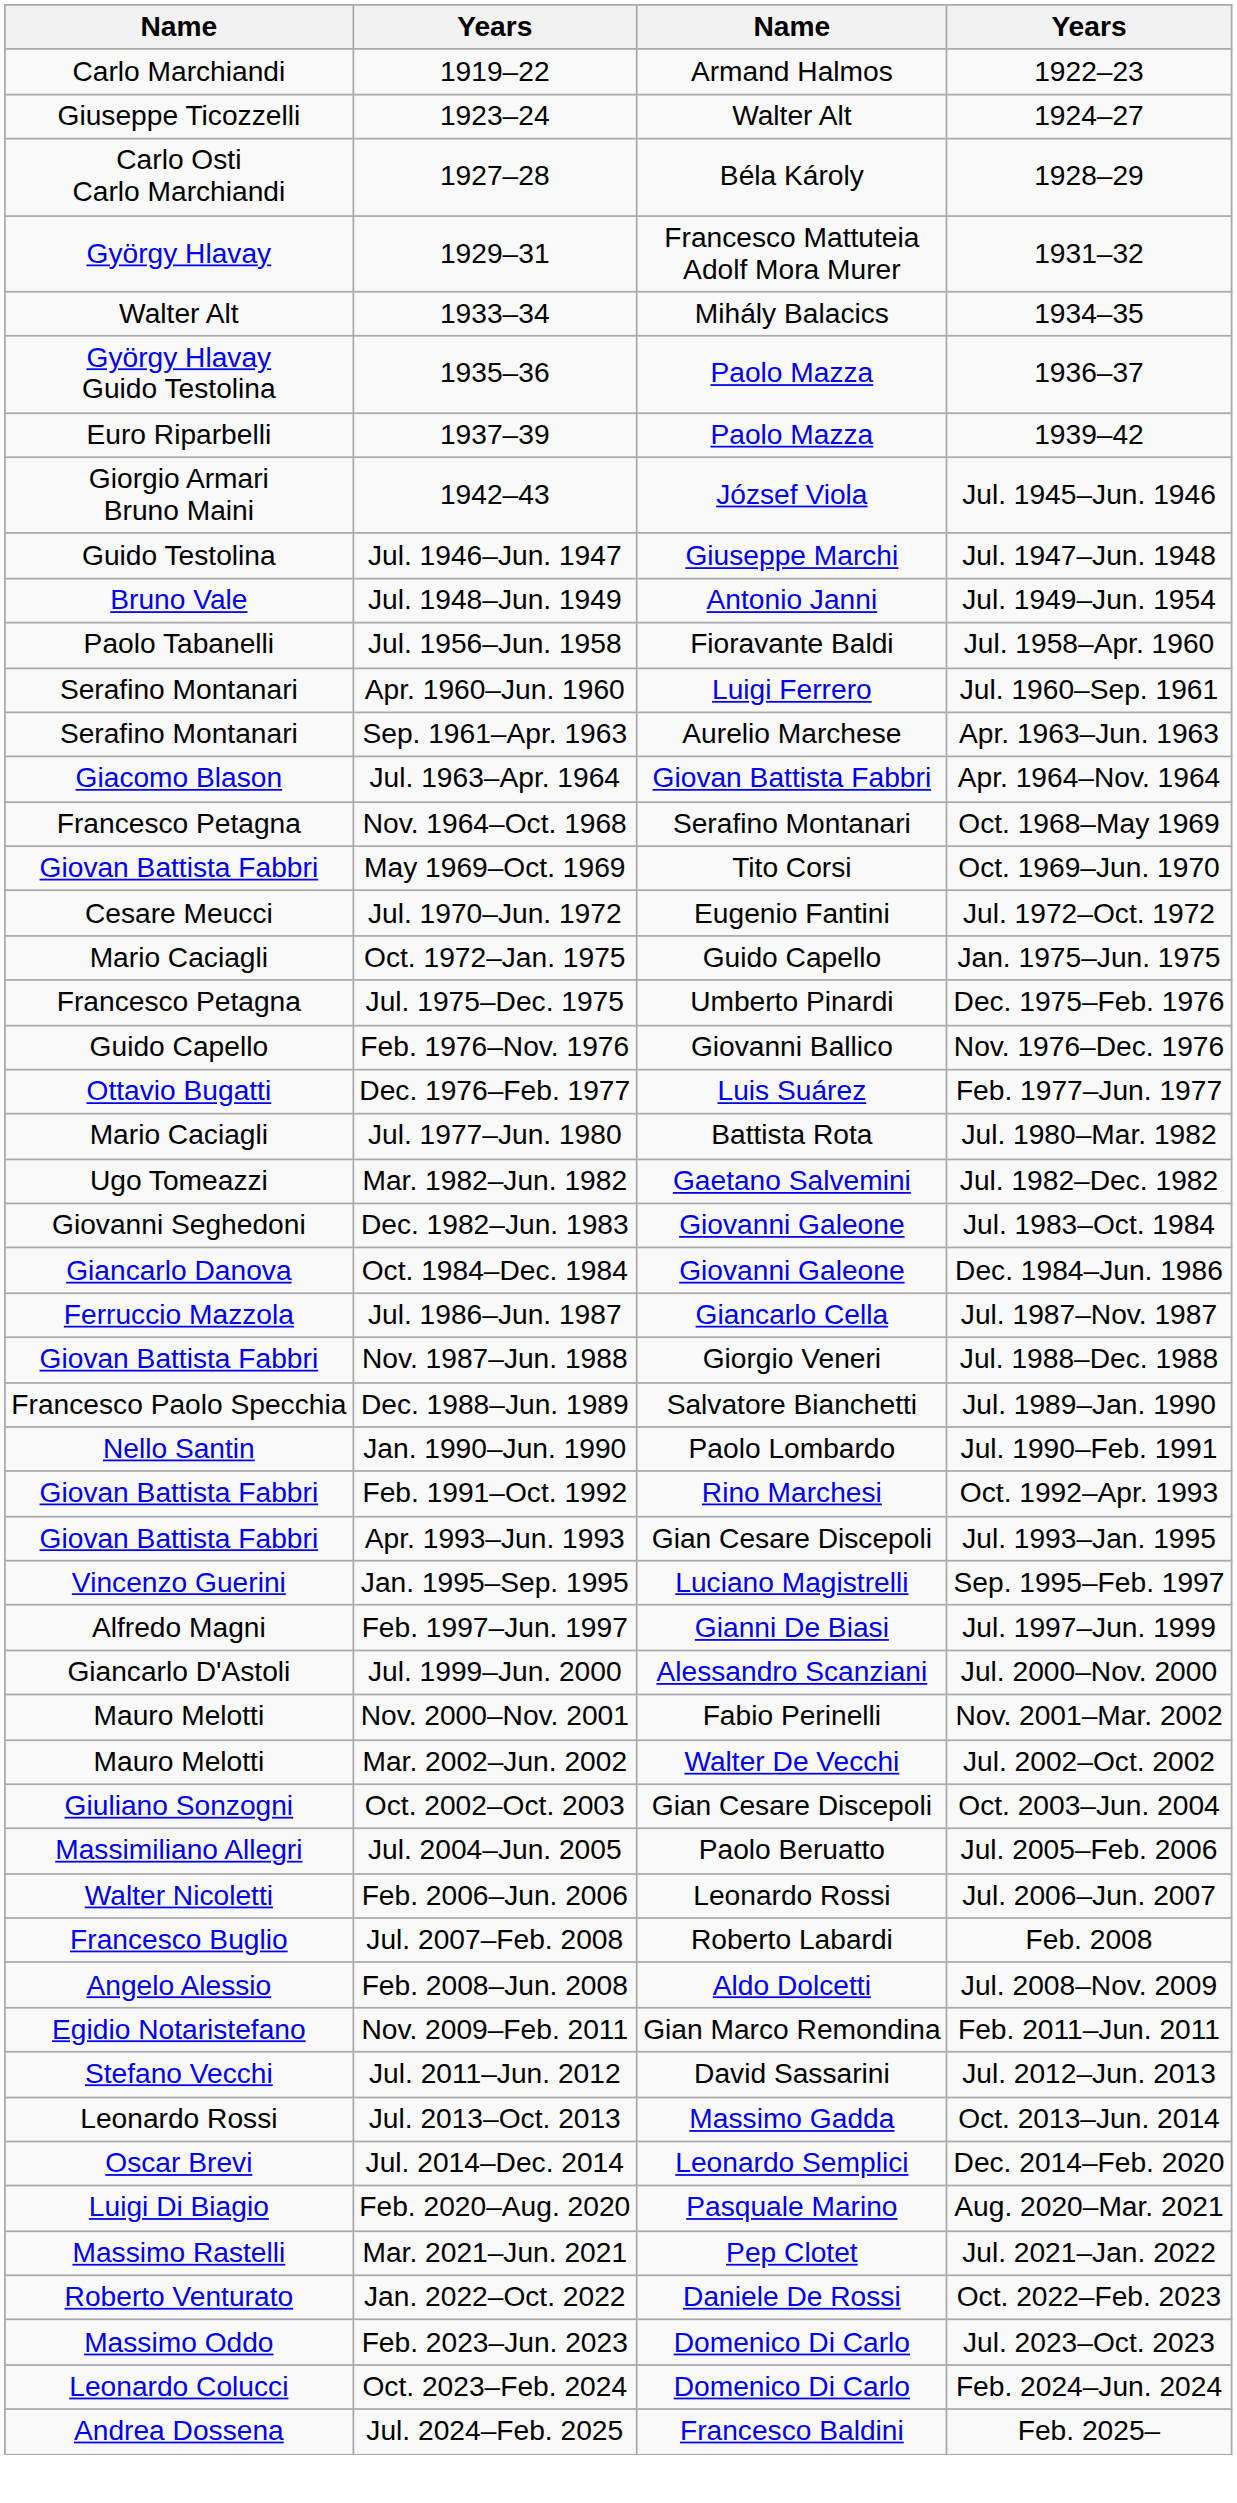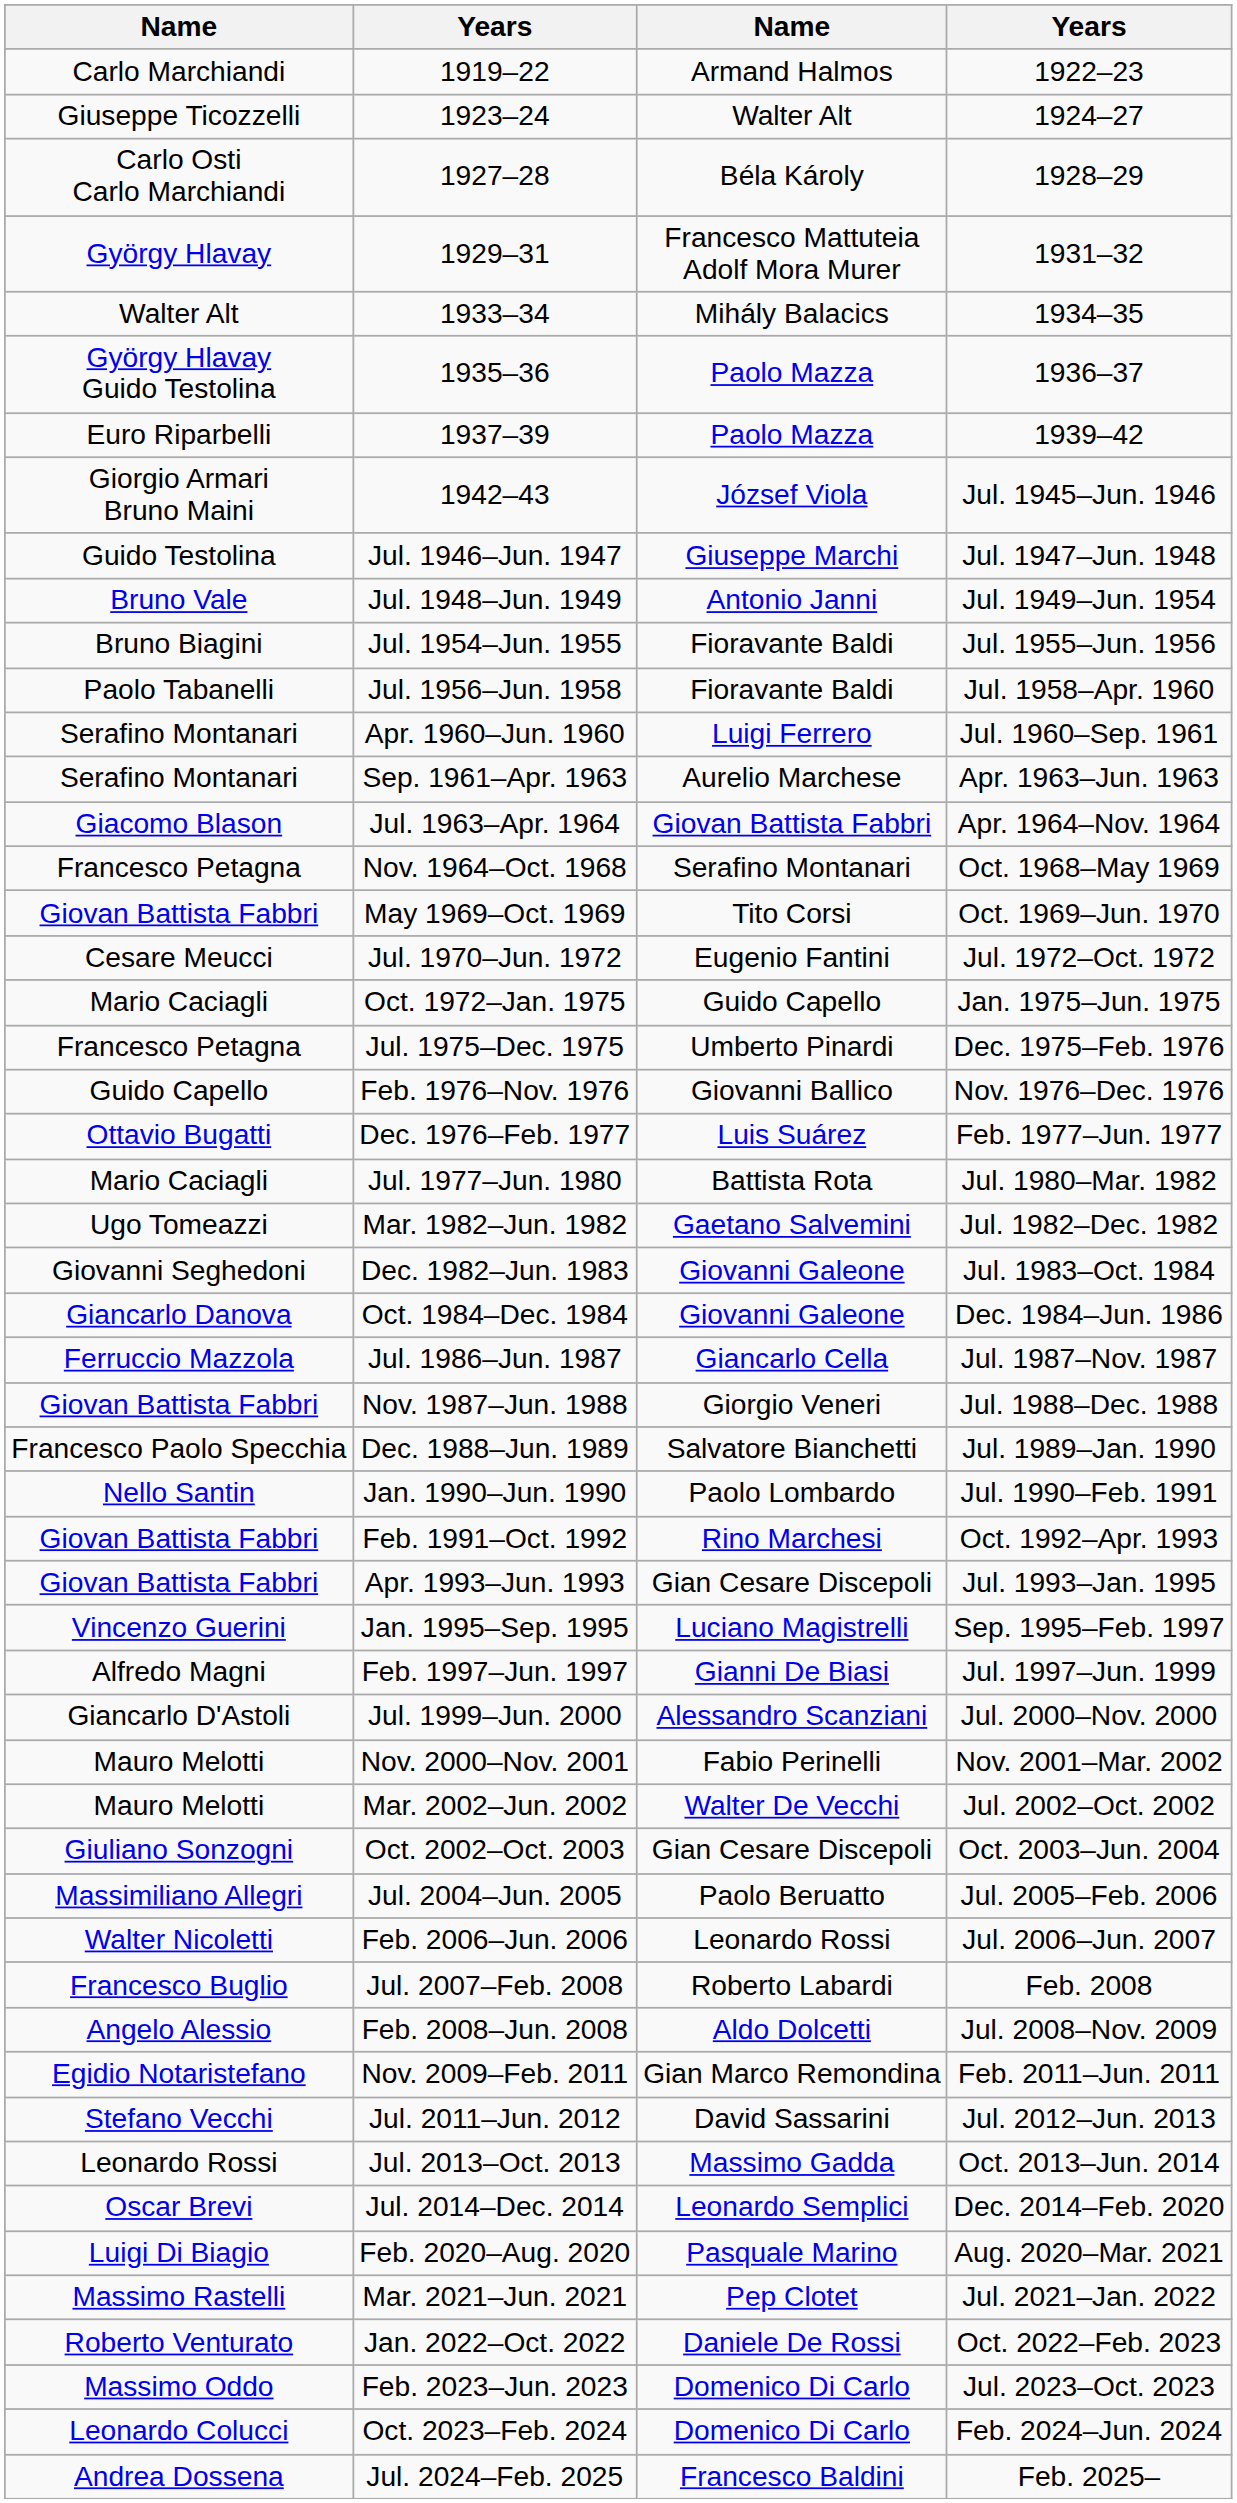+ row: (495, 644)
